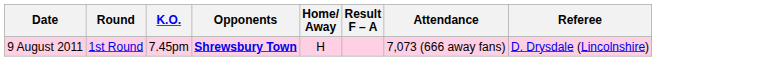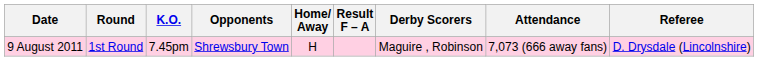+ column: (431, 20)
(246, 46) bold -> (242, 46) normal
